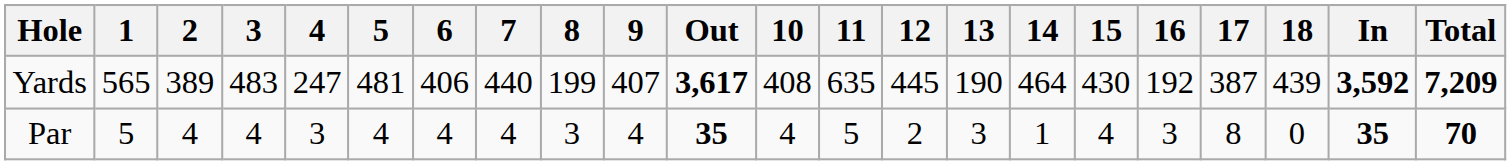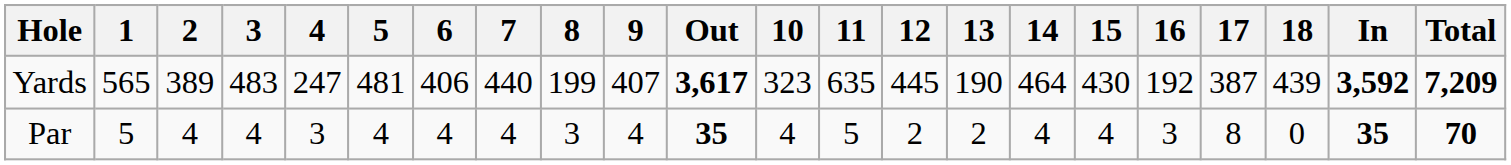(787, 81) 408 -> (787, 81) 323
(978, 133) 3 -> (978, 133) 2
(1042, 133) 1 -> (1042, 133) 4
